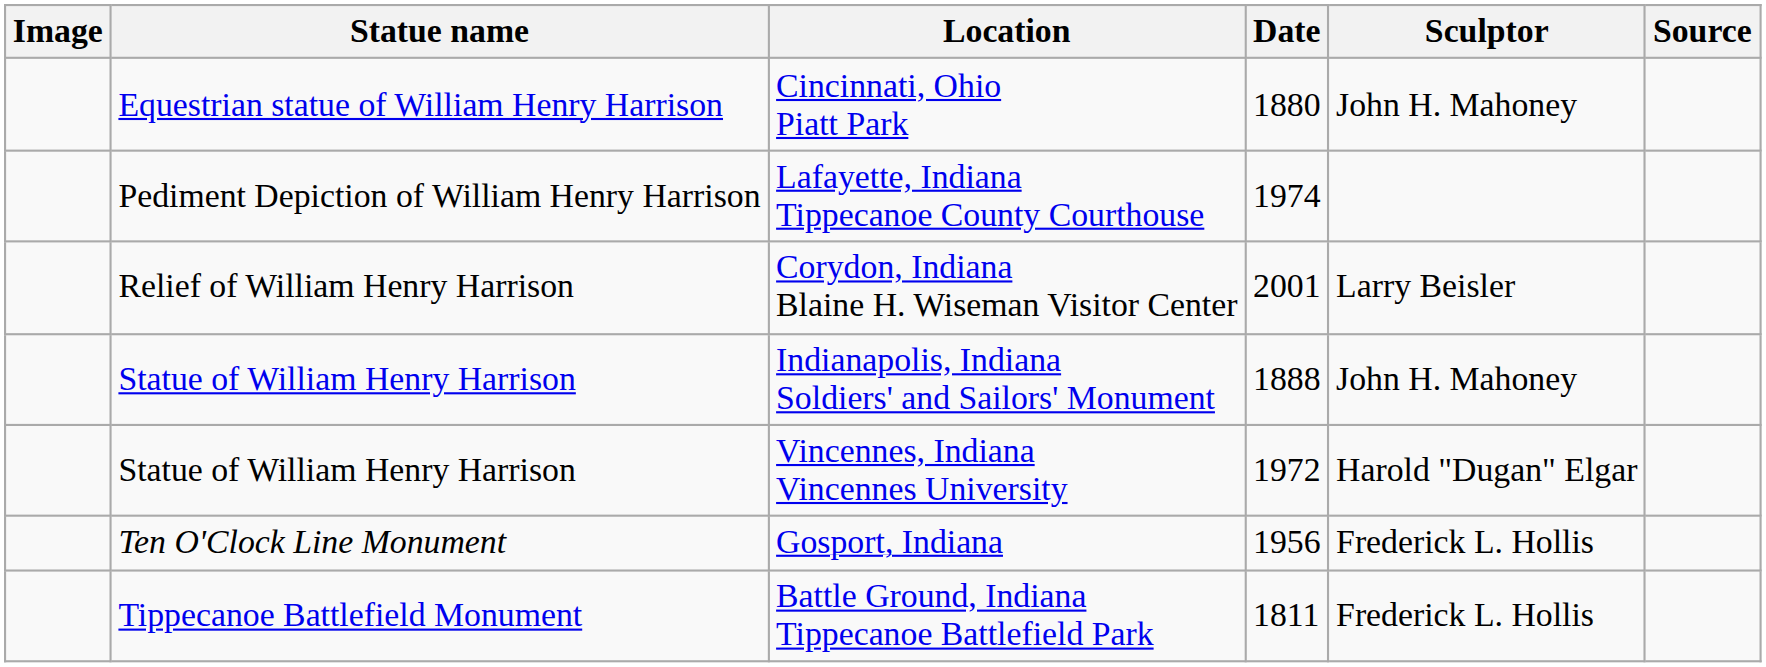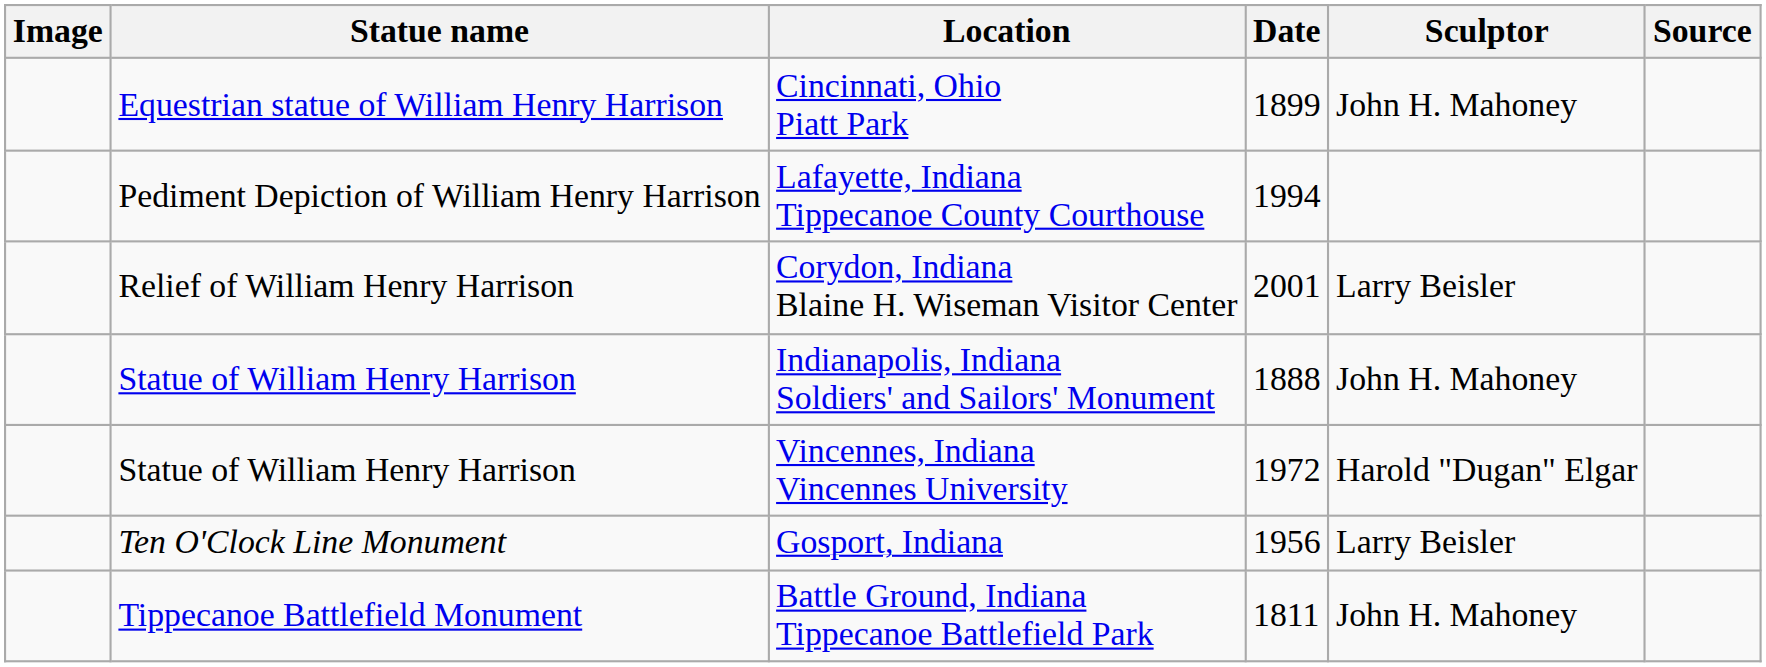(1287, 103) 1880 -> (1287, 103) 1899
(1287, 195) 1974 -> (1287, 195) 1994
(1465, 542) Frederick L. Hollis -> (1426, 542) Larry Beisler
(1465, 614) Frederick L. Hollis -> (1457, 614) John H. Mahoney
